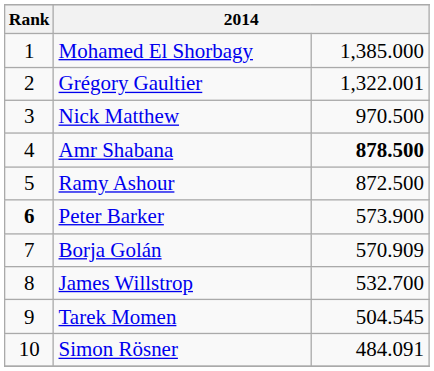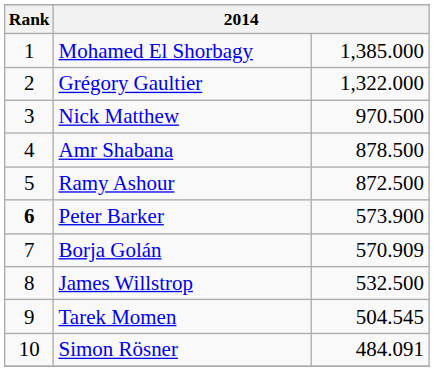(382, 83) 1,322.001 -> (382, 83) 1,322.000
(390, 150) bold -> (390, 150) normal
(390, 283) 532.700 -> (390, 283) 532.500
